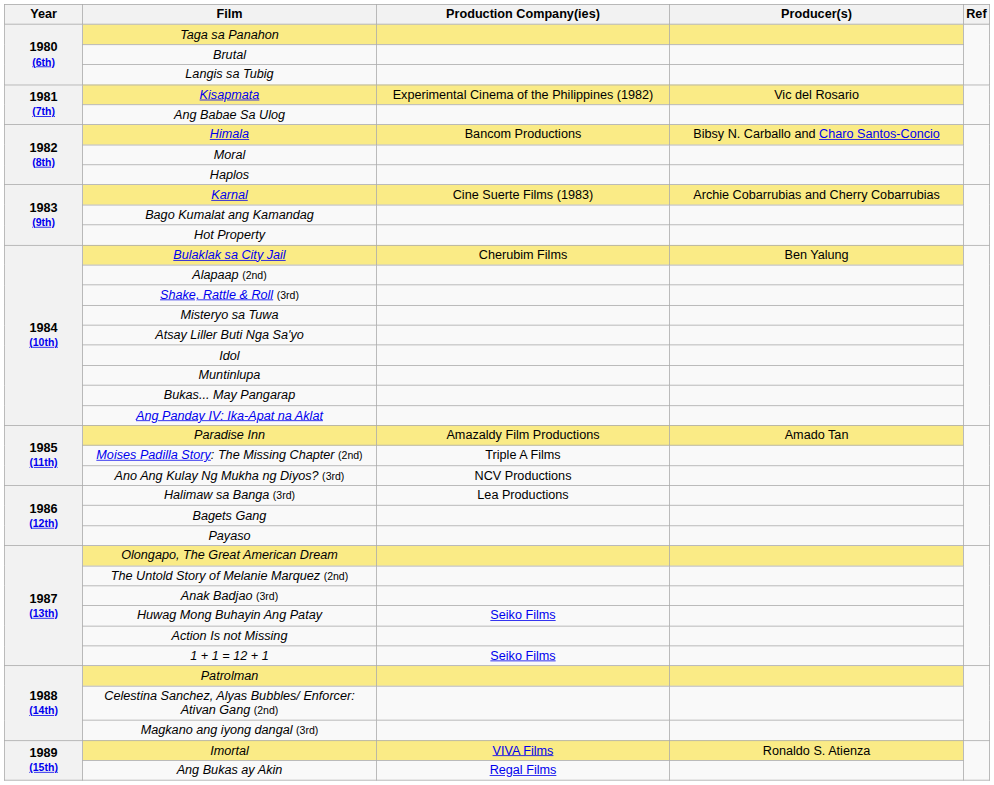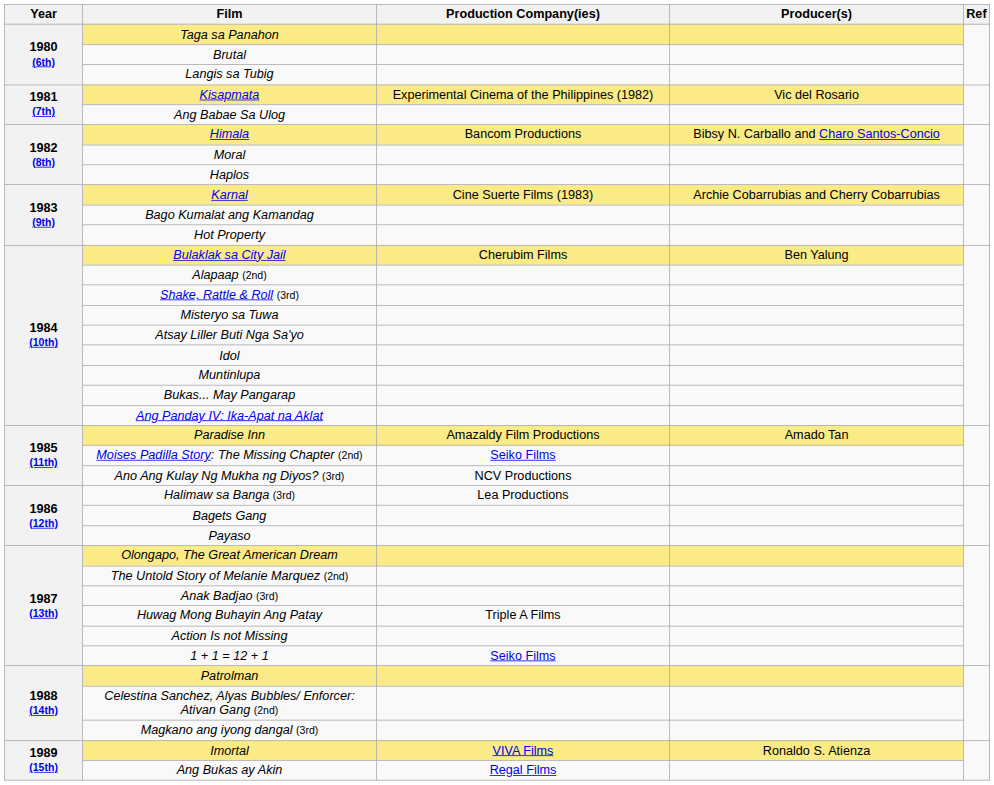(523, 455) Triple A Films -> (523, 455) Seiko Films
(523, 615) Seiko Films -> (523, 615) Triple A Films
